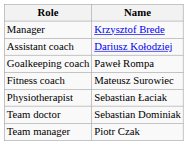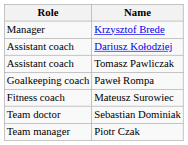+ row: (134, 64)
- row: (131, 98)
